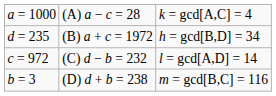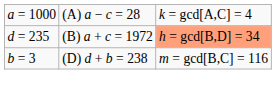(209, 36) no background -> (209, 36) lightsalmon background
- row: (105, 58)
